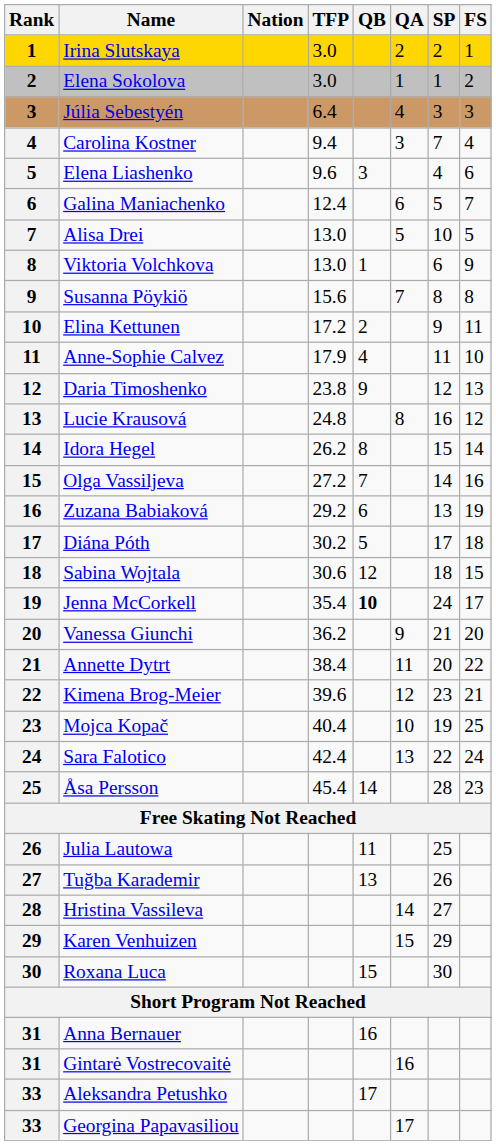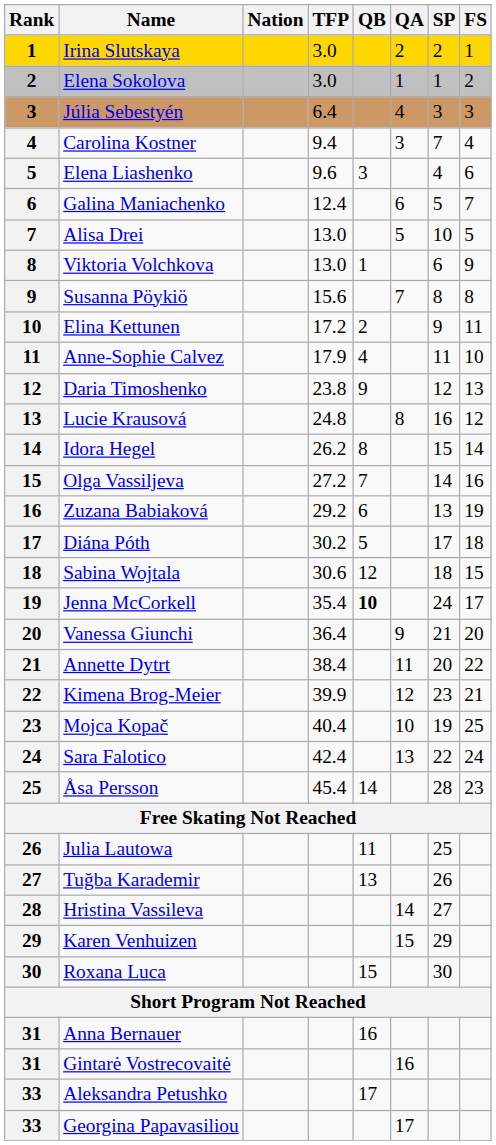(329, 633) 36.2 -> (329, 633) 36.4
(329, 695) 39.6 -> (329, 695) 39.9
